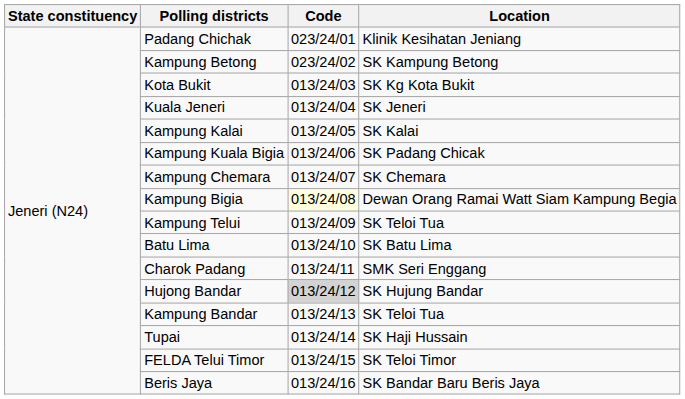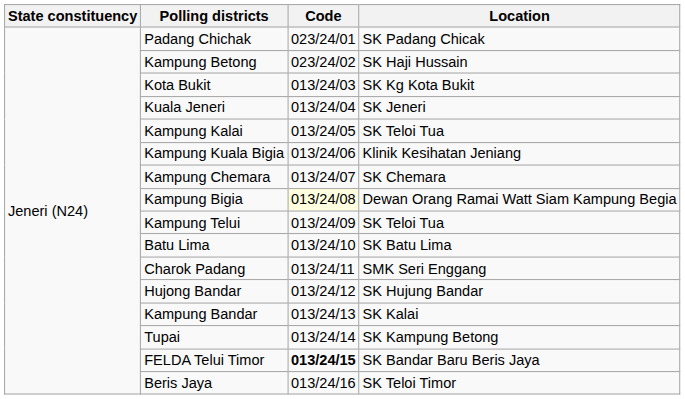(442, 39) Klinik Kesihatan Jeniang -> (424, 39) SK Padang Chicak
(431, 61) SK Kampung Betong -> (415, 61) SK Haji Hussain
(390, 130) SK Kalai -> (403, 130) SK Teloi Tua
(424, 153) SK Padang Chicak -> (442, 153) Klinik Kesihatan Jeniang
(323, 291) lightgrey background -> (323, 291) no background
(403, 314) SK Teloi Tua -> (390, 314) SK Kalai
(415, 337) SK Haji Hussain -> (431, 337) SK Kampung Betong
(323, 360) normal -> (323, 360) bold
(409, 360) SK Teloi Timor -> (451, 360) SK Bandar Baru Beris Jaya
(451, 383) SK Bandar Baru Beris Jaya -> (409, 383) SK Teloi Timor
